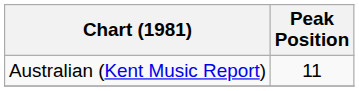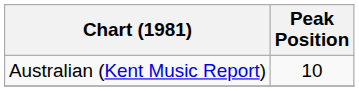(312, 70) 11 -> (312, 70) 10
